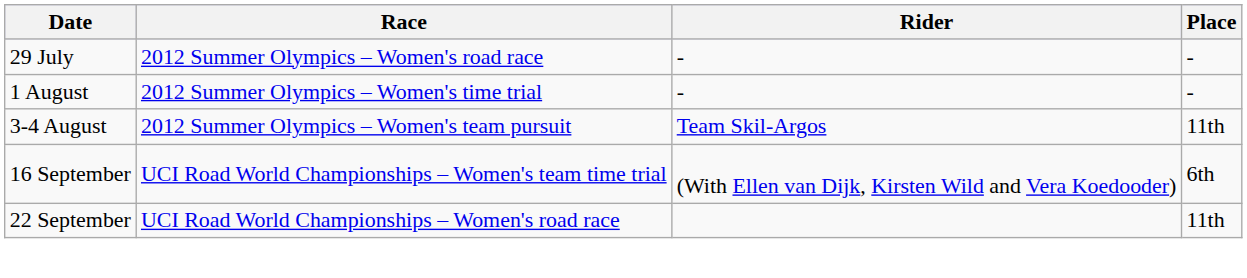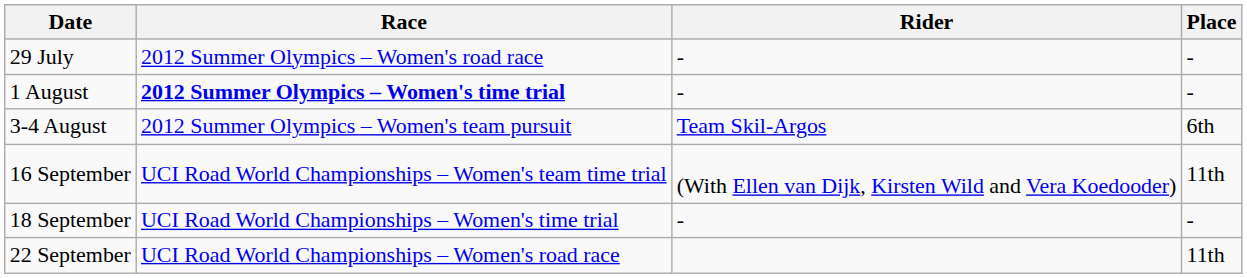(342, 91) normal -> (353, 91) bold
(1206, 126) 11th -> (1201, 126) 6th
(1201, 173) 6th -> (1206, 173) 11th
+ row: (70, 220)
